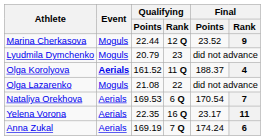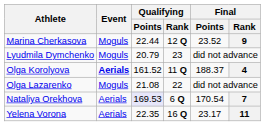(148, 99) no background -> (148, 99) lavender background
- row: (30, 128)
